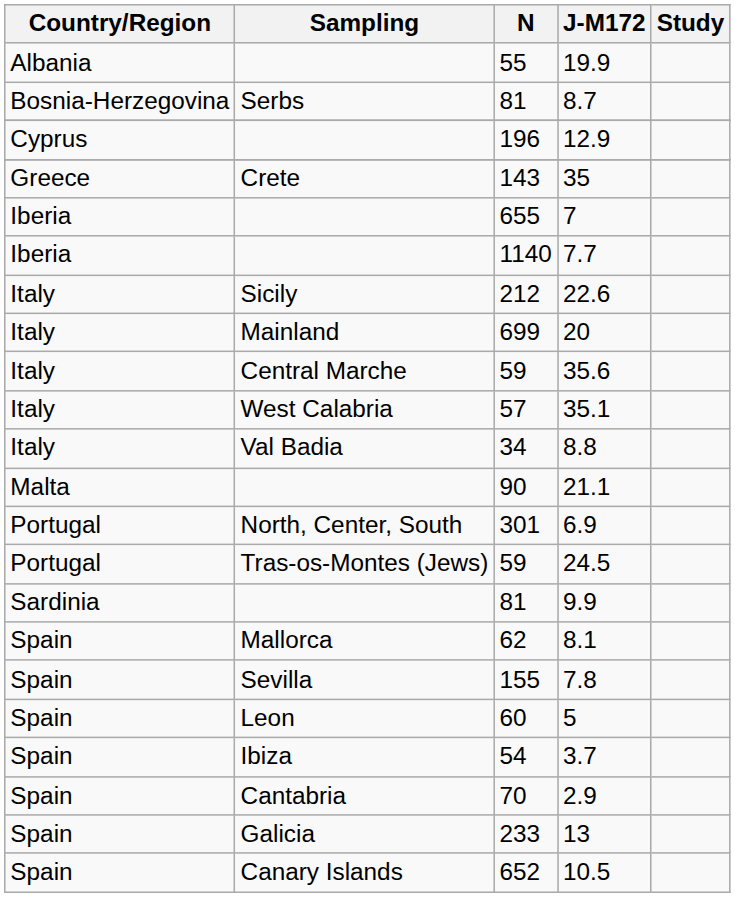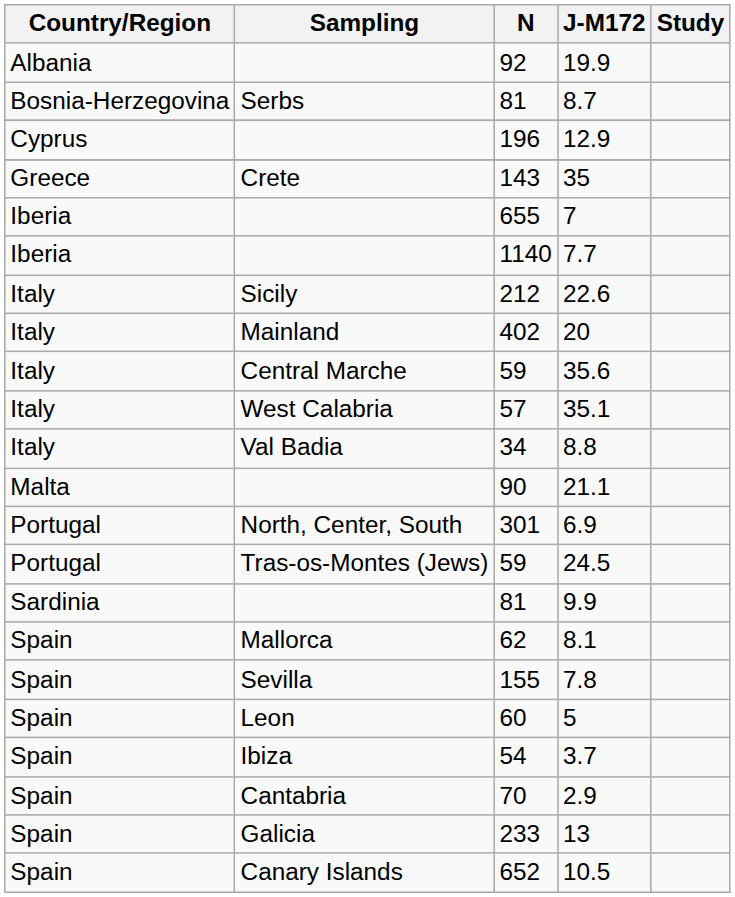(513, 62) 55 -> (513, 62) 92
(520, 332) 699 -> (520, 332) 402
